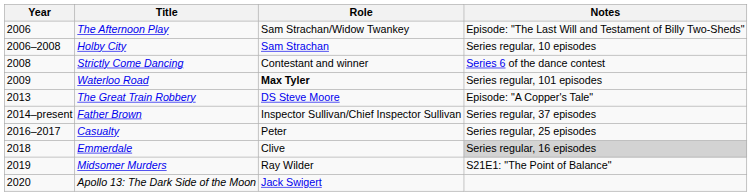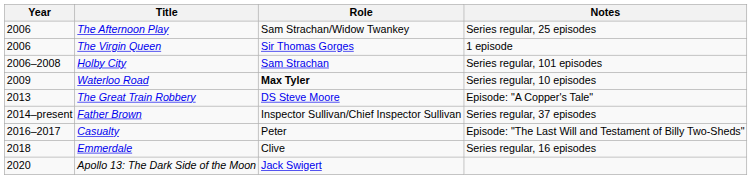(605, 30) Episode: "The Last Will and Testament of Billy Two-Sheds" -> (531, 30) Series regular, 25 episodes
+ row: (119, 47)
(531, 47) Series regular, 10 episodes -> (534, 64) Series regular, 101 episodes
- row: (130, 64)
(534, 81) Series regular, 101 episodes -> (531, 81) Series regular, 10 episodes
(531, 132) Series regular, 25 episodes -> (605, 132) Episode: "The Last Will and Testament of Billy Two-Sheds"
(531, 149) lightgrey background -> (531, 149) no background
- row: (122, 166)
